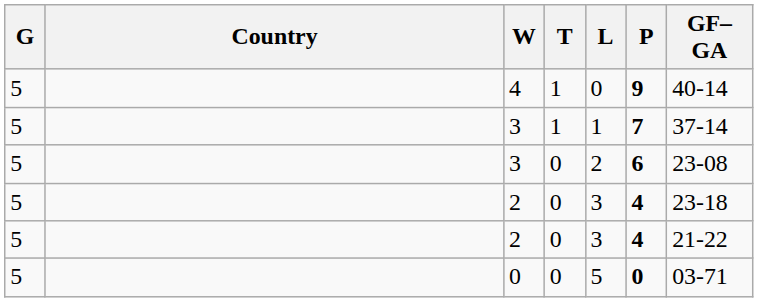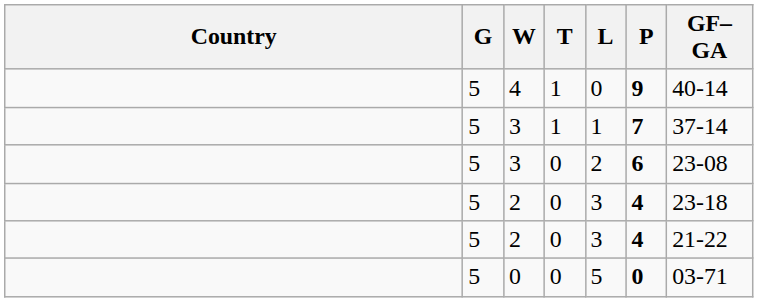columns swapped: (275, 36) <-> (25, 36)
